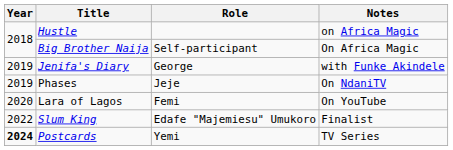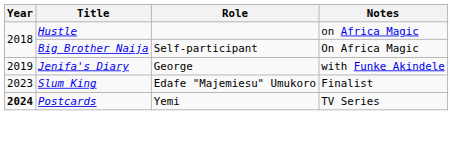- row: (58, 84)
- row: (80, 101)
(20, 119) 2022 -> (20, 84) 2023
